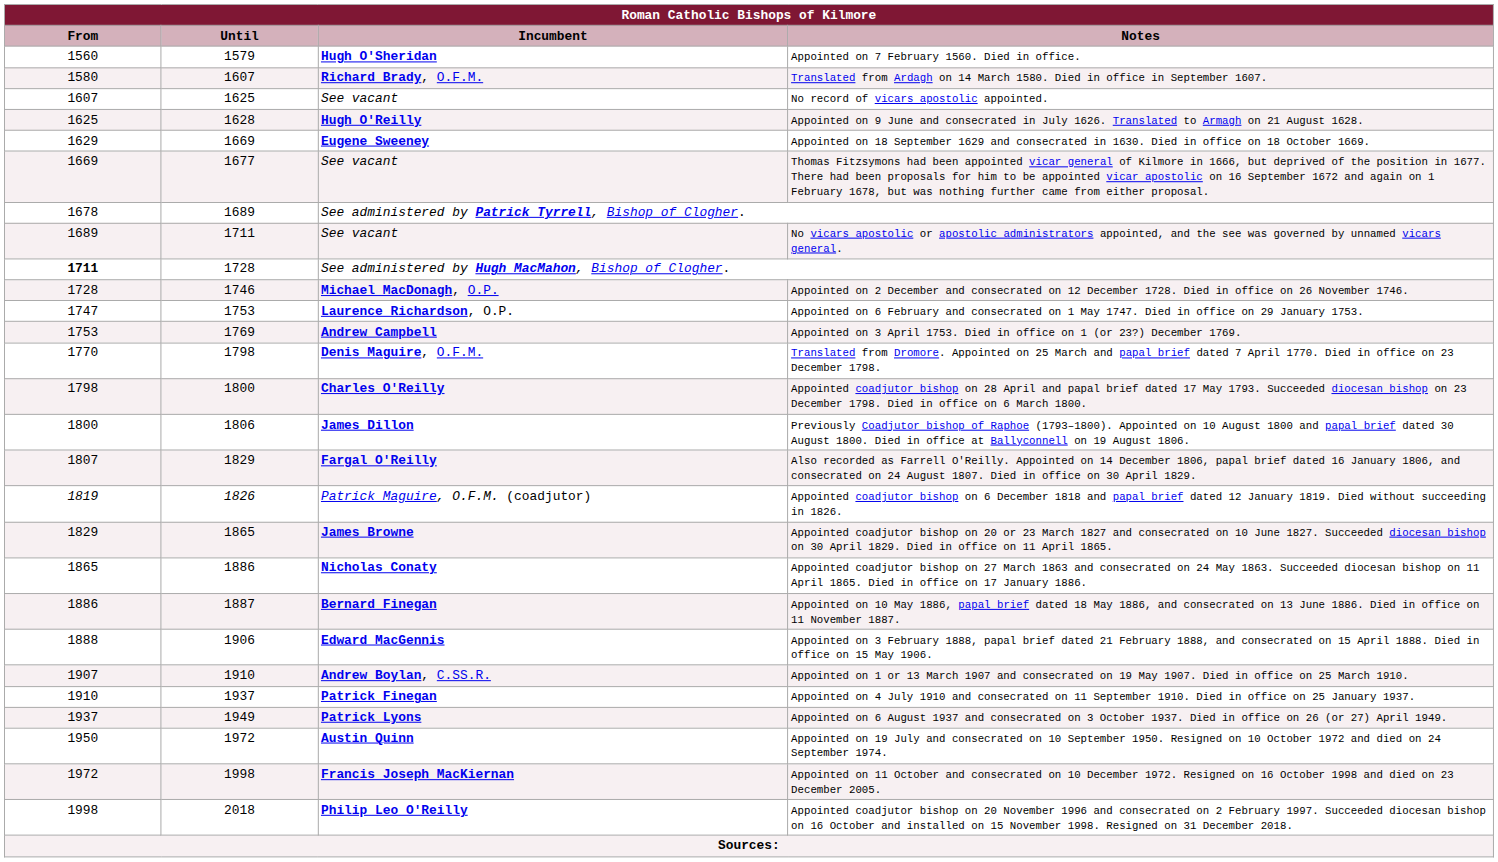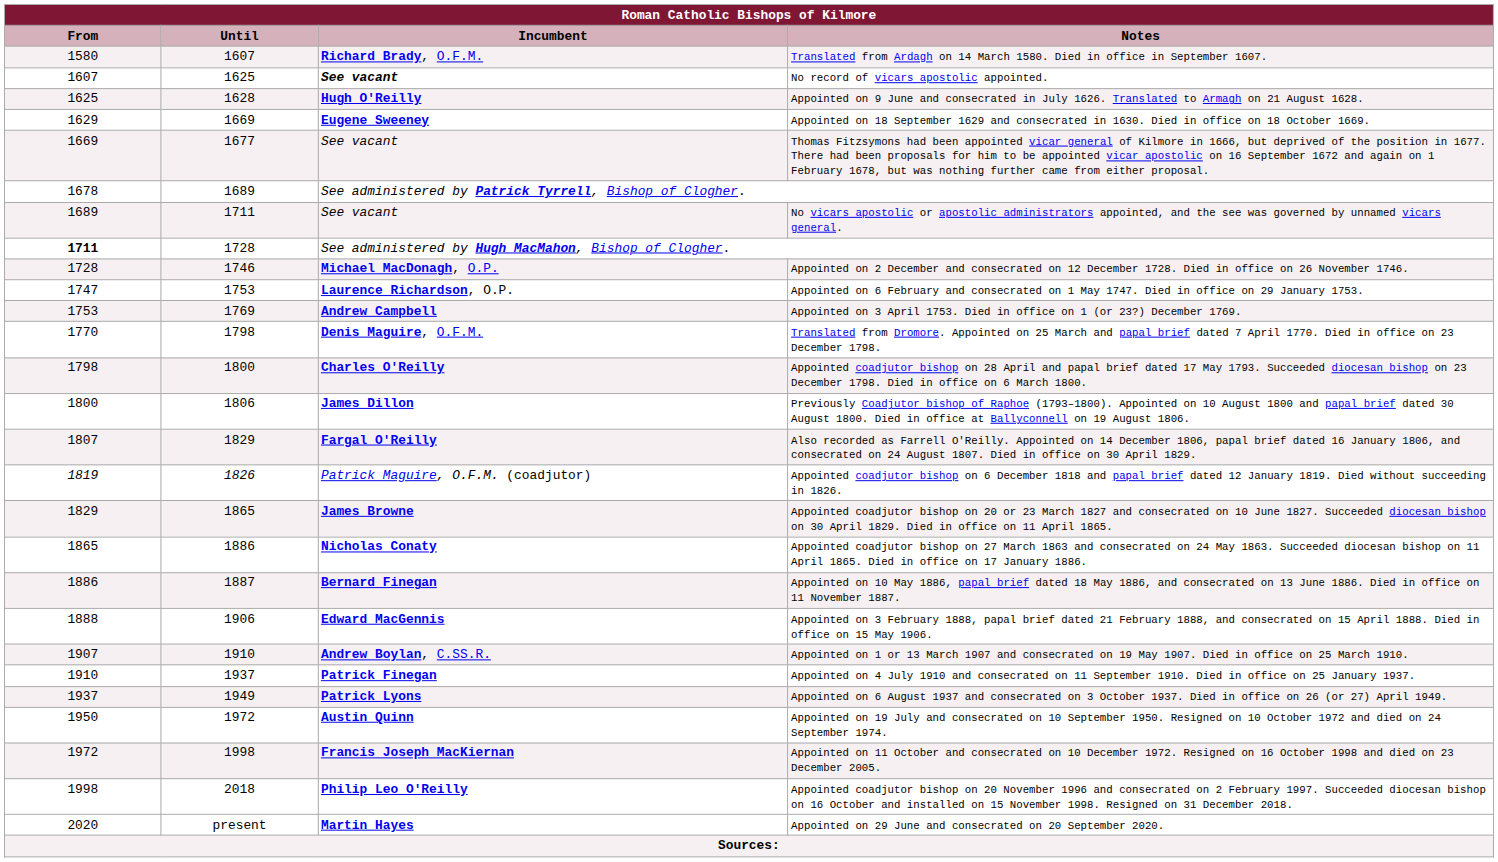- row: (936, 57)
(360, 99) normal -> (360, 78) bold
+ row: (978, 826)
